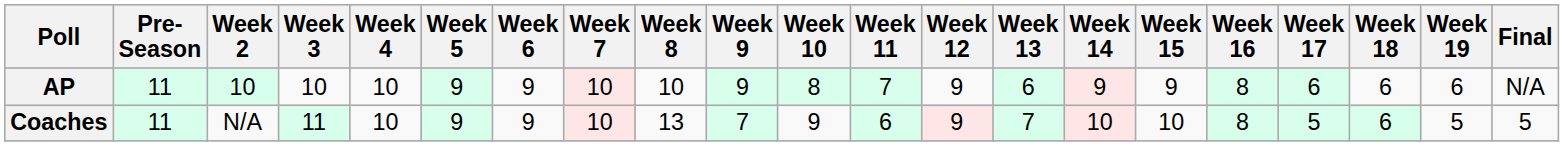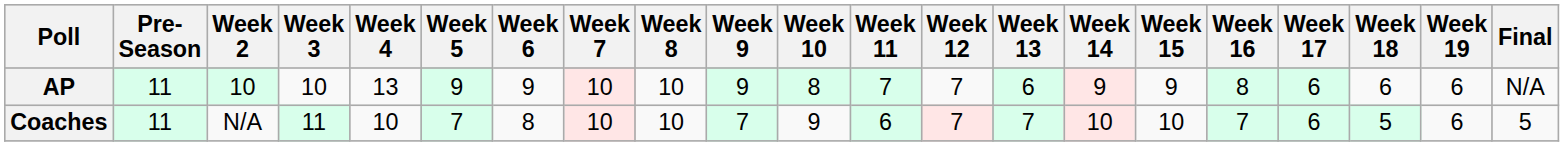(385, 86) 10 -> (385, 86) 13
(957, 86) 9 -> (957, 86) 7
(457, 123) 9 -> (457, 123) 7
(528, 123) 9 -> (528, 123) 8
(671, 123) 13 -> (671, 123) 10
(957, 123) 9 -> (957, 123) 7
(1243, 123) 8 -> (1243, 123) 7
(1314, 123) 5 -> (1314, 123) 6
(1385, 123) 6 -> (1385, 123) 5
(1457, 123) 5 -> (1457, 123) 6
